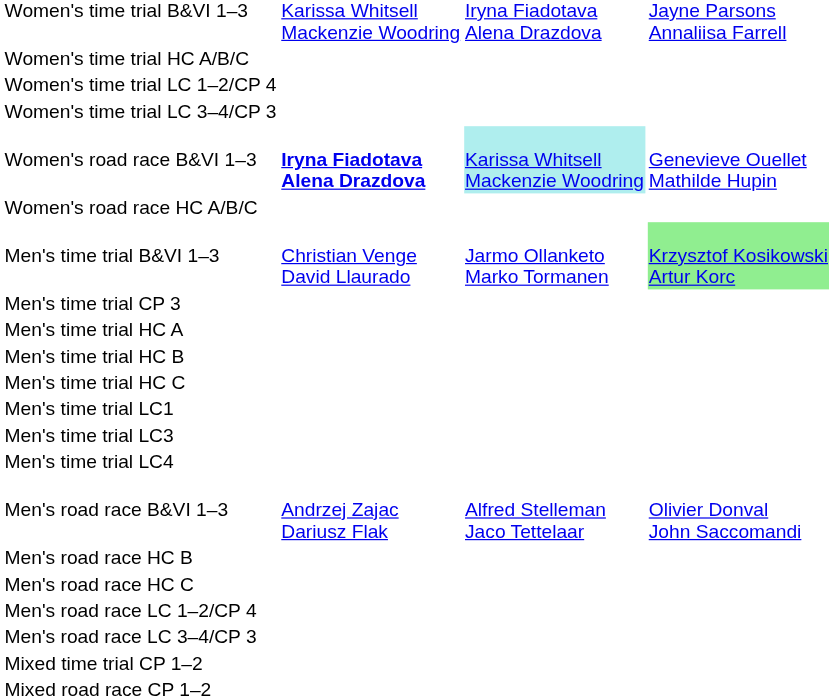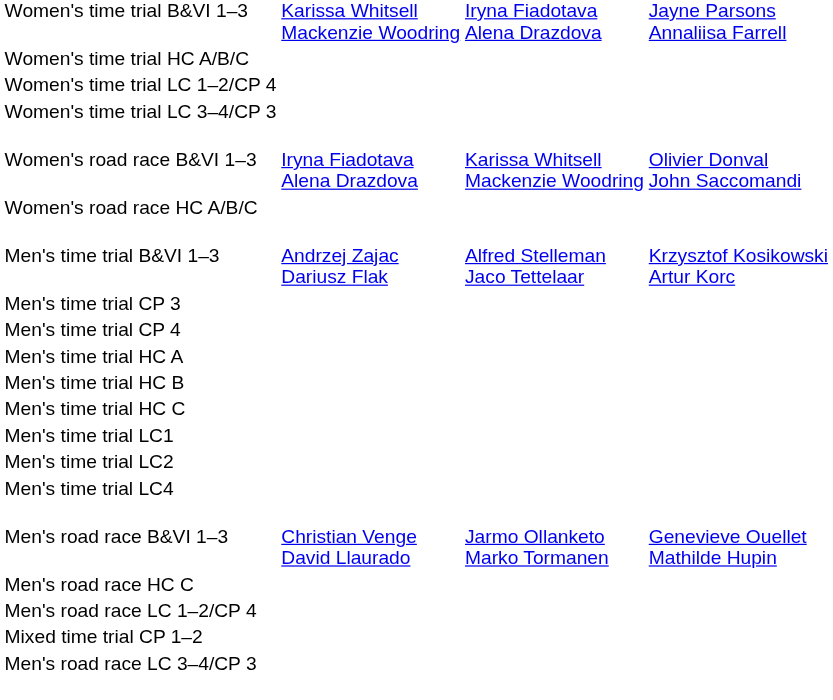(353, 170) bold -> (350, 170) normal
(554, 170) paleturquoise background -> (554, 170) no background
(728, 170) Genevieve Ouellet Mathilde Hupin -> (725, 170) Olivier Donval John Saccomandi
(349, 266) Christian Venge David Llaurado -> (340, 266) Andrzej Zajac Dariusz Flak
(537, 266) Jarmo Ollanketo Marko Tormanen -> (535, 266) Alfred Stelleman Jaco Tettelaar
(738, 266) lightgreen background -> (738, 266) no background
+ row: (93, 330)
+ row: (89, 462)
- row: (89, 435)
(340, 520) Andrzej Zajac Dariusz Flak -> (349, 547) Christian Venge David Llaurado
(535, 520) Alfred Stelleman Jaco Tettelaar -> (537, 547) Jarmo Ollanketo Marko Tormanen
(725, 520) Olivier Donval John Saccomandi -> (728, 547) Genevieve Ouellet Mathilde Hupin
- row: (99, 558)
rows swapped: (131, 637) <-> (104, 663)
- row: (108, 690)
